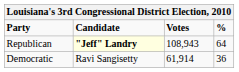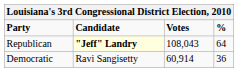(182, 43) 108,943 -> (182, 43) 108,043
(180, 59) 61,914 -> (180, 59) 60,914
